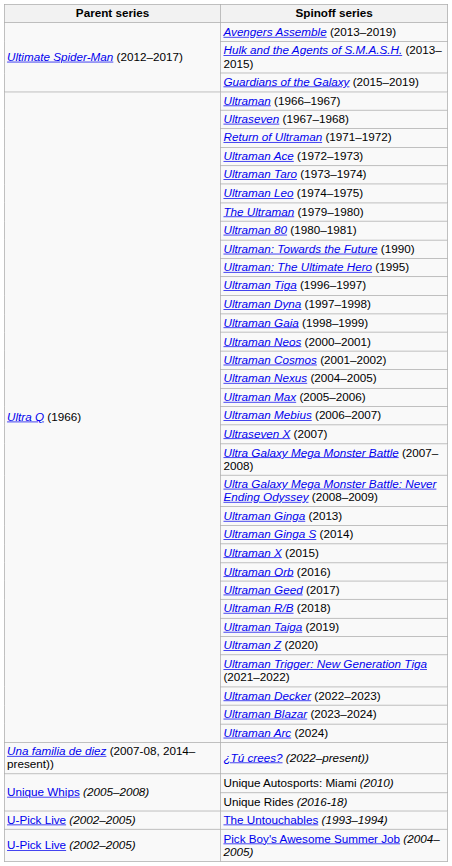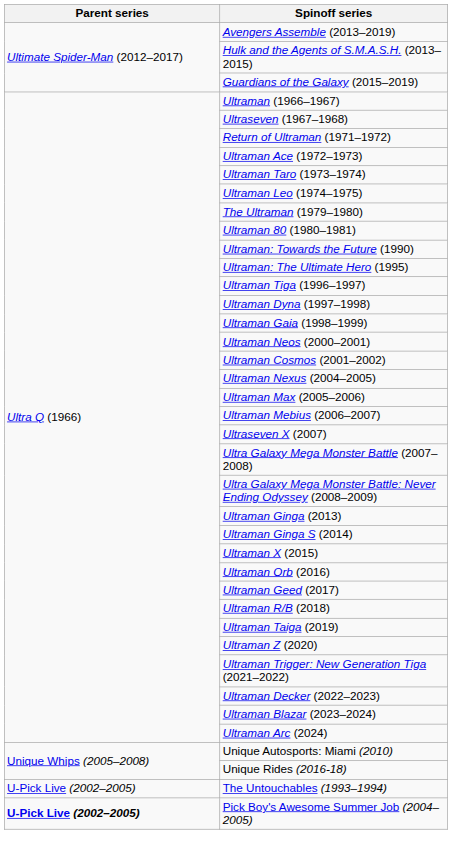- row: (296, 758)
(71, 845) normal -> (73, 813) bold
